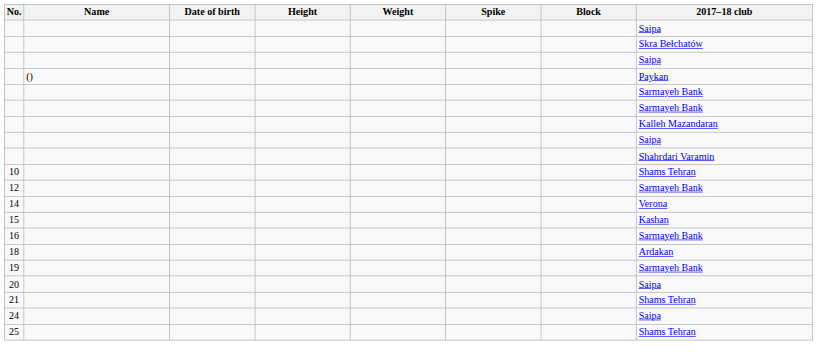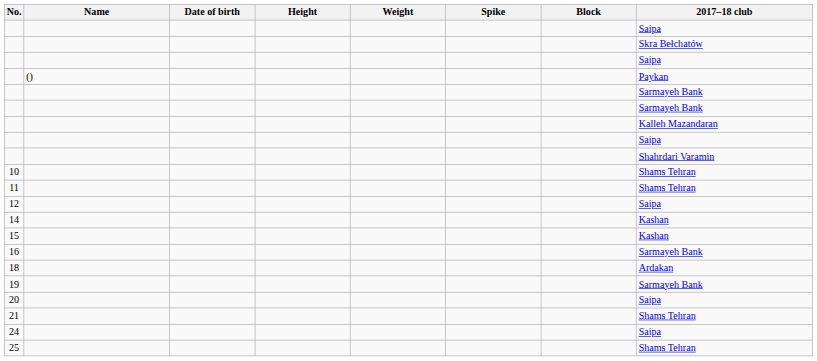+ row: (14, 188)
(671, 188) Sarmayeh Bank -> (650, 204) Saipa
(653, 204) Verona -> (654, 220) Kashan
